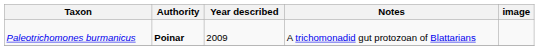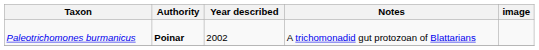(217, 38) 2009 -> (217, 38) 2002
